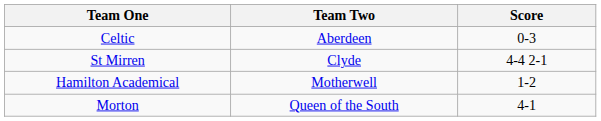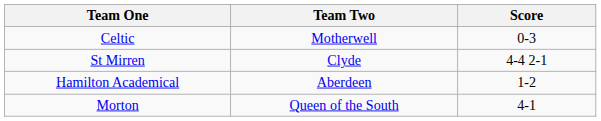(344, 37) Aberdeen -> (344, 37) Motherwell
(344, 82) Motherwell -> (344, 82) Aberdeen
